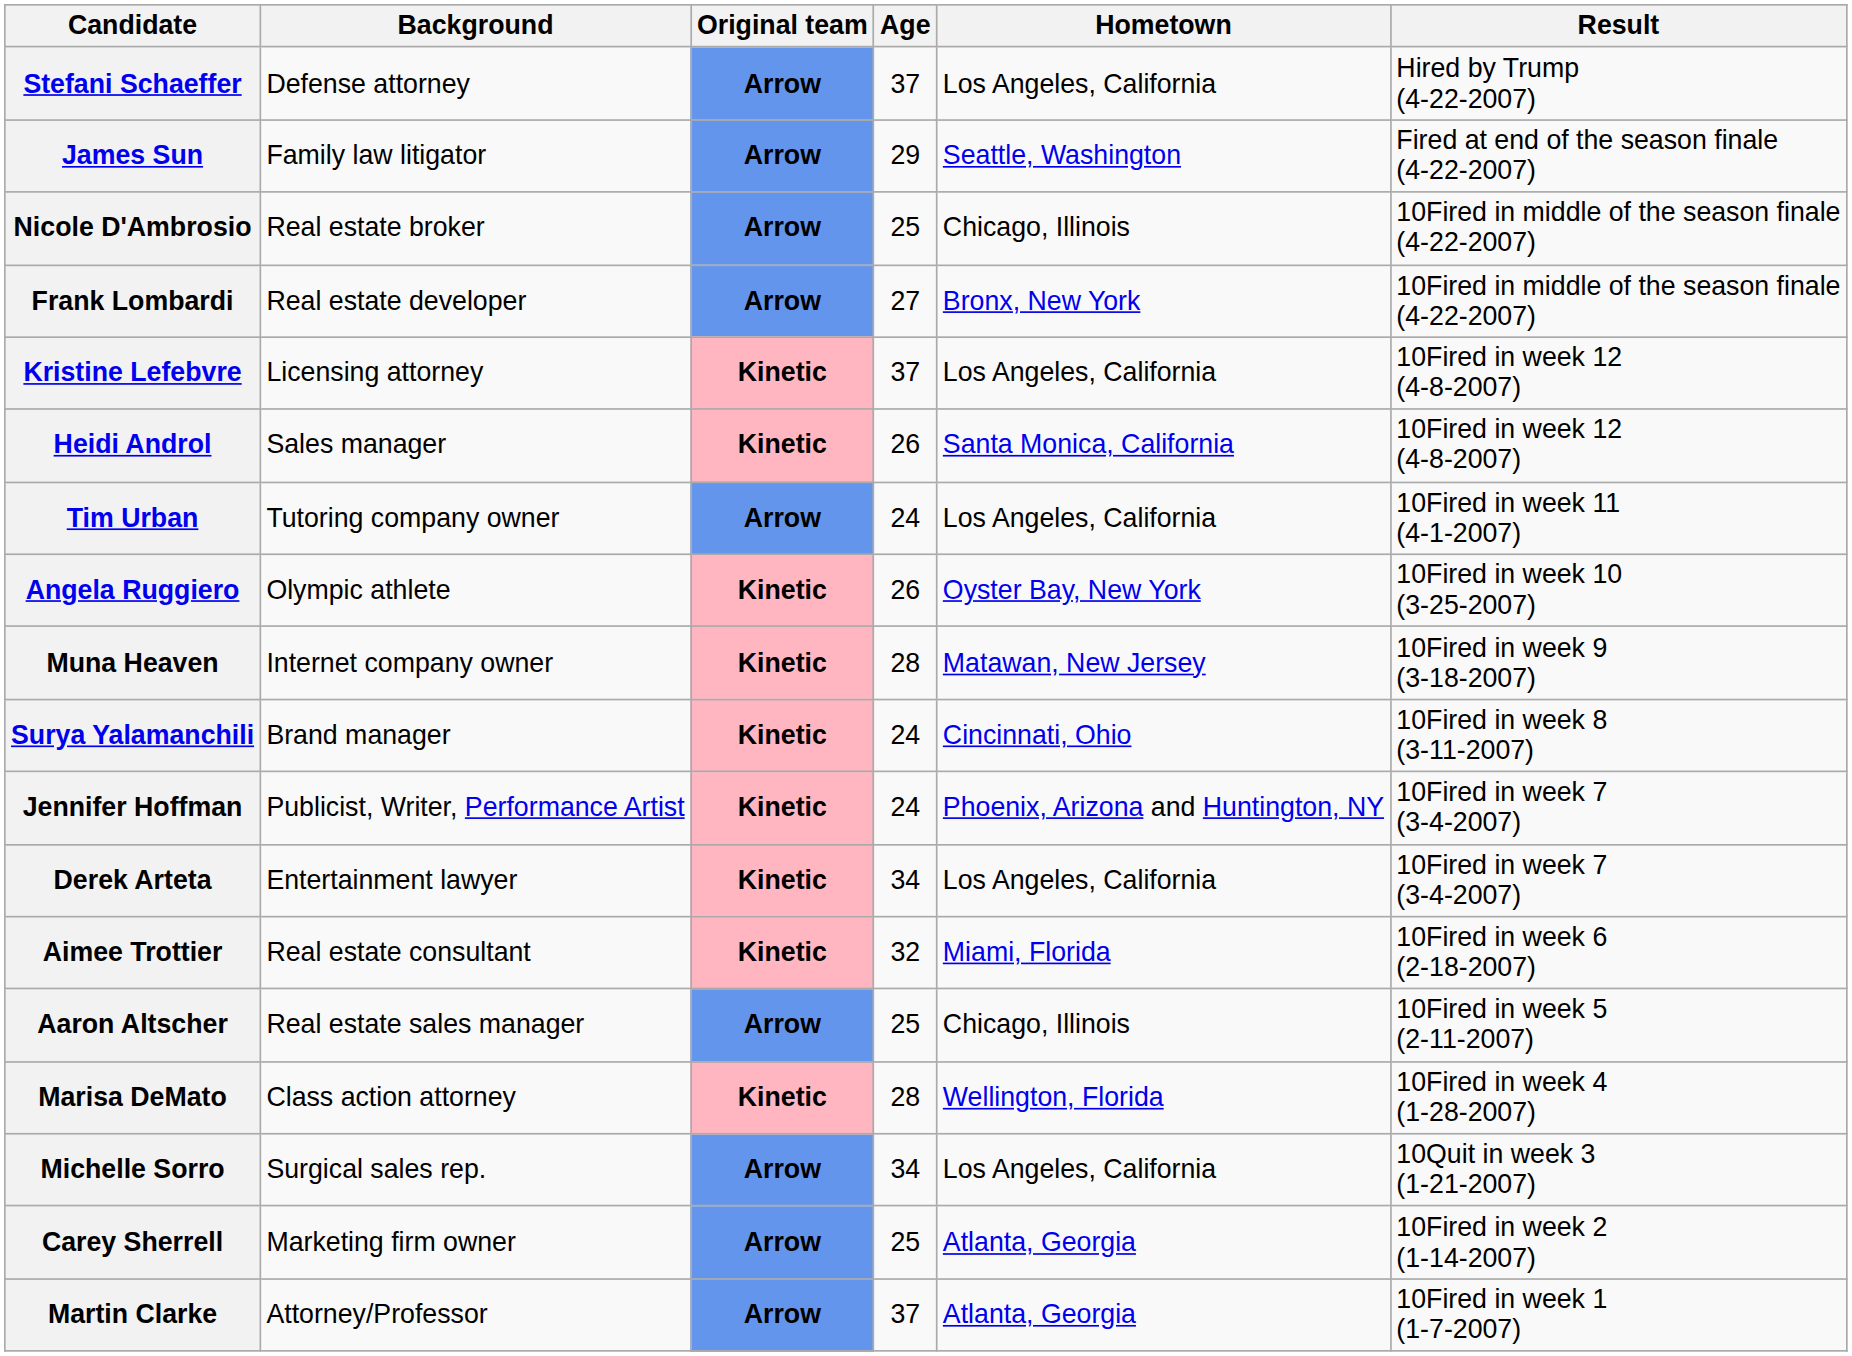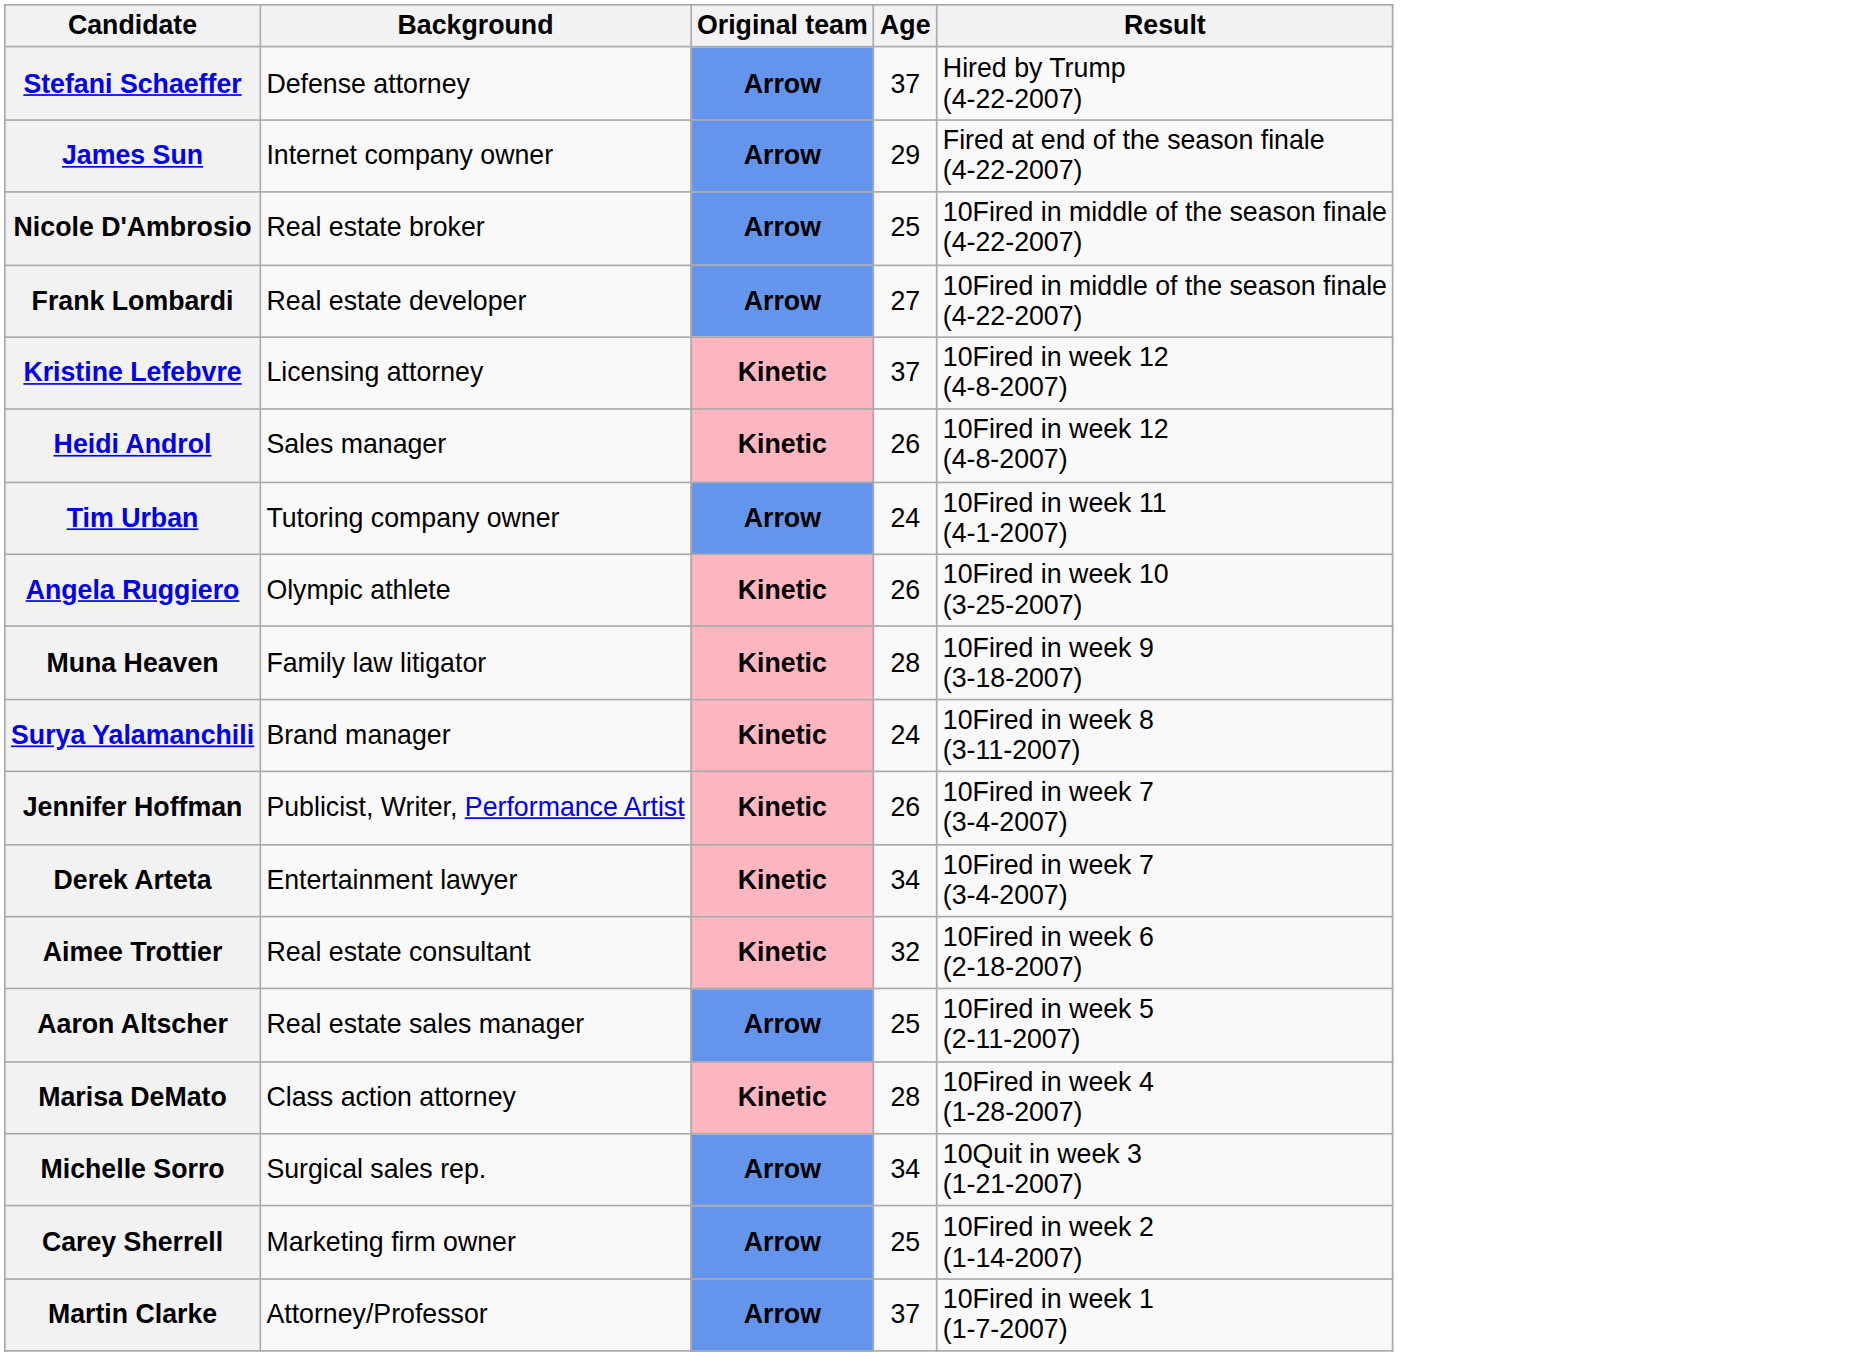- column: (1163, 25)
(376, 155) Family law litigator -> (410, 155) Internet company owner
(410, 662) Internet company owner -> (376, 662) Family law litigator
(905, 807) 24 -> (905, 807) 26
